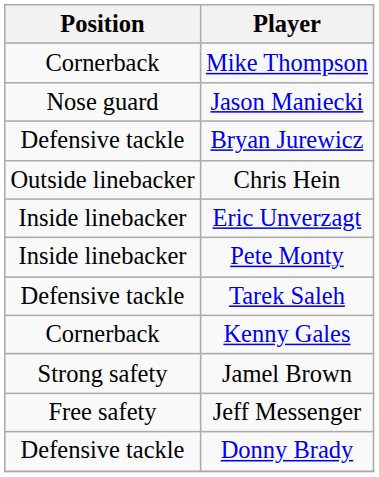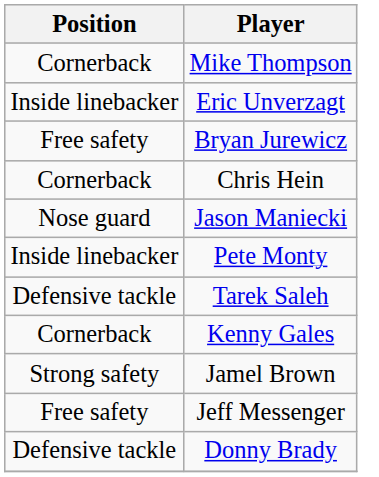rows swapped: (287, 101) <-> (287, 218)
(103, 140) Defensive tackle -> (94, 140) Free safety
(103, 179) Outside linebacker -> (94, 179) Cornerback
